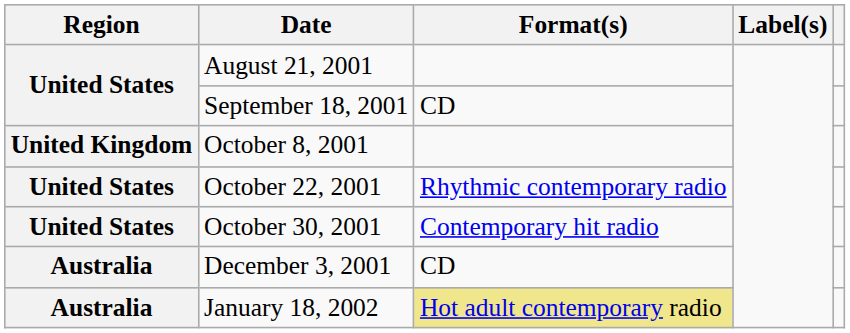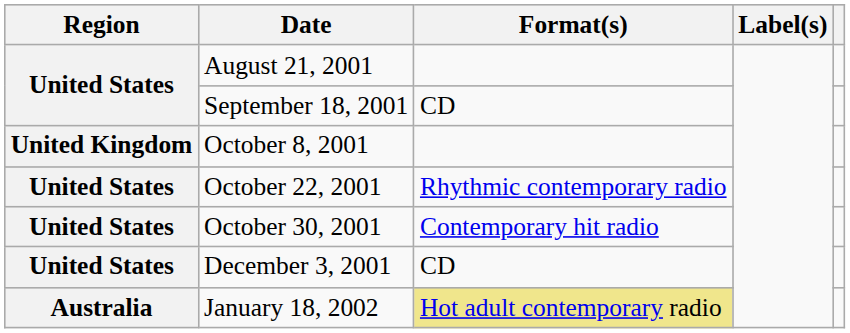(101, 266) Australia -> (101, 266) United States
